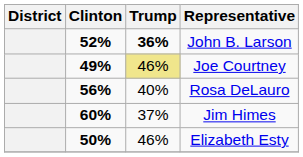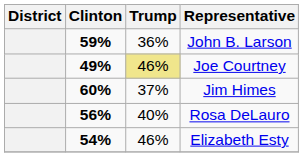(95, 41) 52% -> (95, 41) 59%
(153, 41) bold -> (153, 41) normal
rows swapped: (239, 90) <-> (239, 115)
(95, 139) 50% -> (95, 139) 54%
